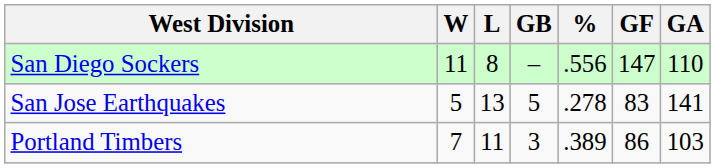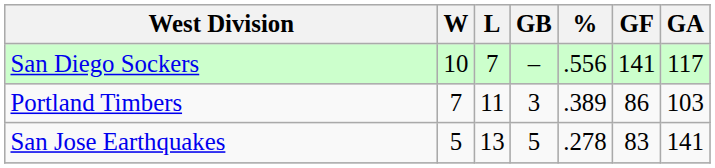(456, 63) 11 -> (456, 63) 10
(492, 63) 8 -> (492, 63) 7
(637, 63) 147 -> (637, 63) 141
(685, 63) 110 -> (685, 63) 117
rows swapped: (96, 142) <-> (118, 102)
